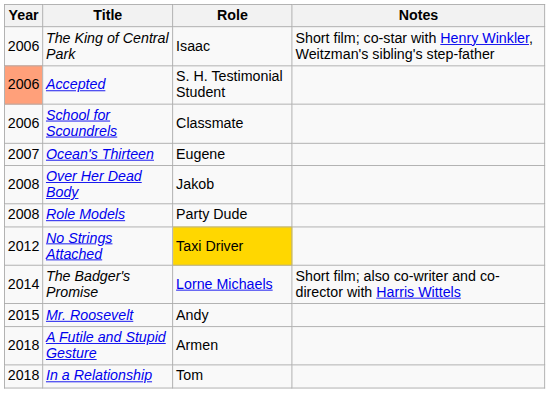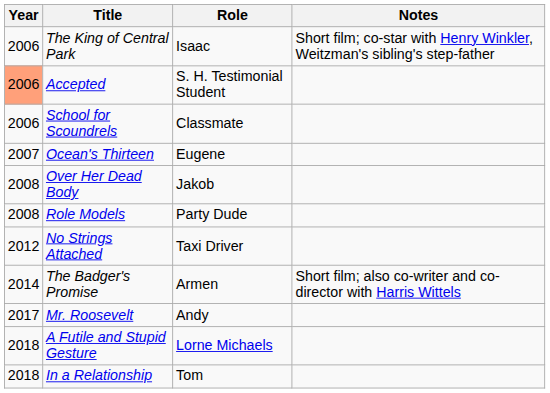(210, 245) gold background -> (210, 245) no background
(224, 284) Lorne Michaels -> (197, 284) Armen
(24, 315) 2015 -> (24, 315) 2017
(197, 345) Armen -> (224, 345) Lorne Michaels
